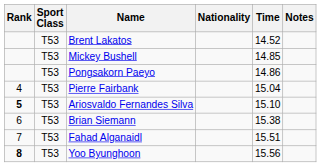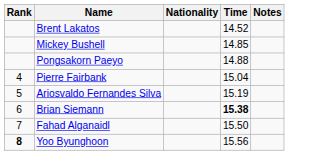- column: (50, 18)
(268, 72) 14.86 -> (236, 61) 14.88
(19, 105) bold -> (19, 93) normal
(268, 105) 15.10 -> (236, 93) 15.19
(268, 121) normal -> (236, 110) bold
(268, 137) 15.51 -> (236, 126) 15.50
